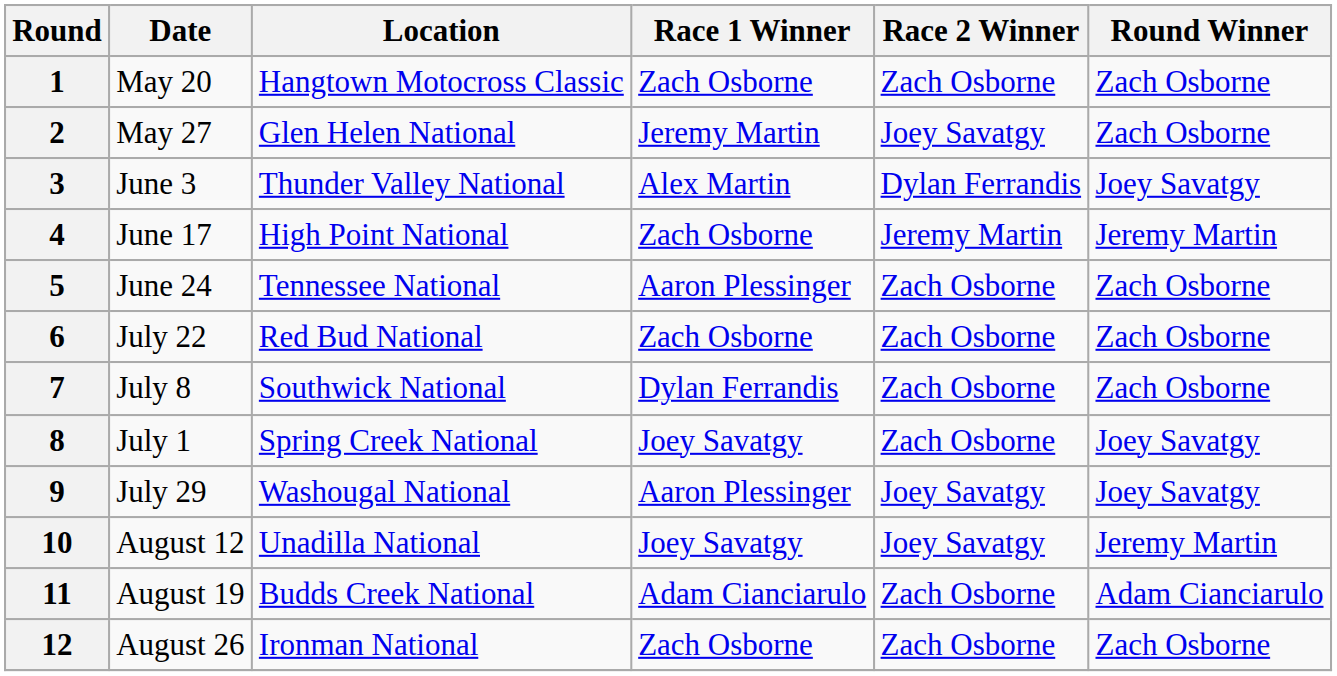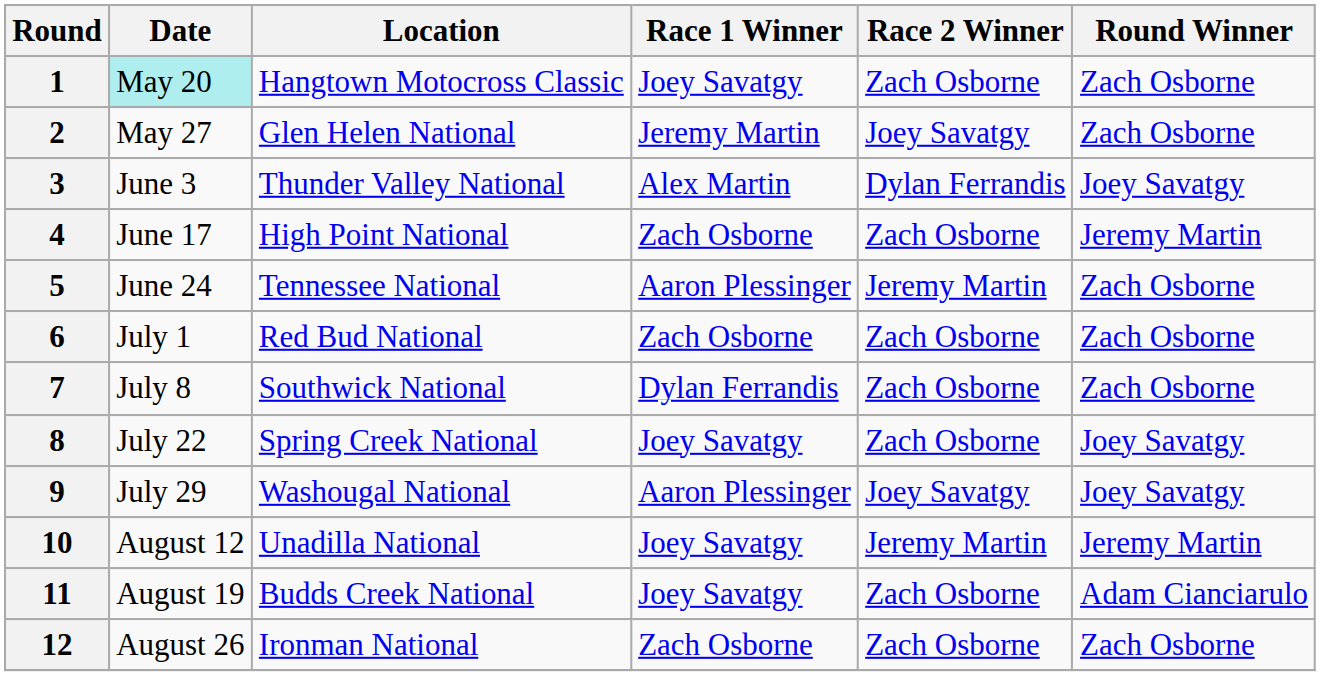(164, 81) no background -> (164, 81) paleturquoise background
(726, 81) Zach Osborne -> (720, 81) Joey Savatgy
(971, 234) Jeremy Martin -> (952, 234) Zach Osborne
(968, 285) Zach Osborne -> (956, 285) Jeremy Martin
(161, 337) July 22 -> (154, 337) July 1
(154, 439) July 1 -> (161, 439) July 22
(963, 541) Joey Savatgy -> (956, 541) Jeremy Martin
(752, 592) Adam Cianciarulo -> (720, 592) Joey Savatgy
